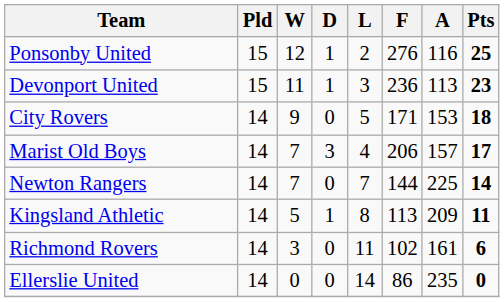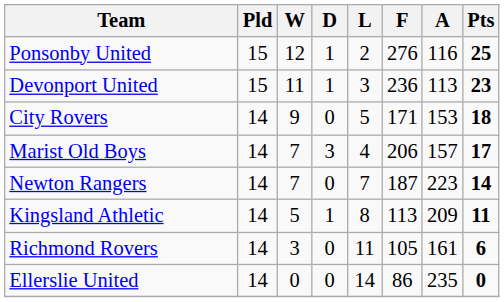(402, 183) 144 -> (402, 183) 187
(442, 183) 225 -> (442, 183) 223
(402, 248) 102 -> (402, 248) 105
